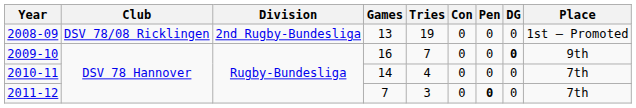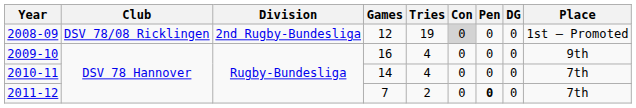(385, 34) 13 -> (385, 34) 12
(462, 34) no background -> (462, 34) lightgrey background
(427, 54) 7 -> (427, 54) 4
(514, 54) bold -> (514, 54) normal
(427, 93) 3 -> (427, 93) 2
